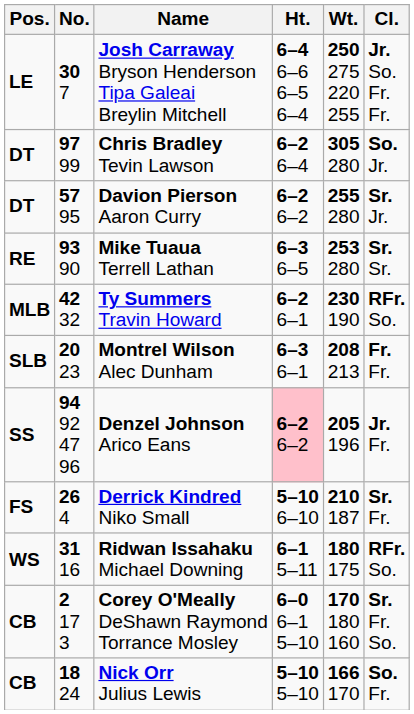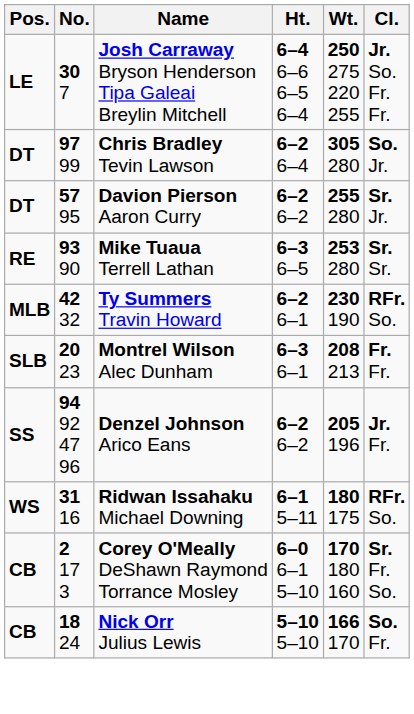(292, 434) pink background -> (292, 434) no background
- row: (170, 507)
